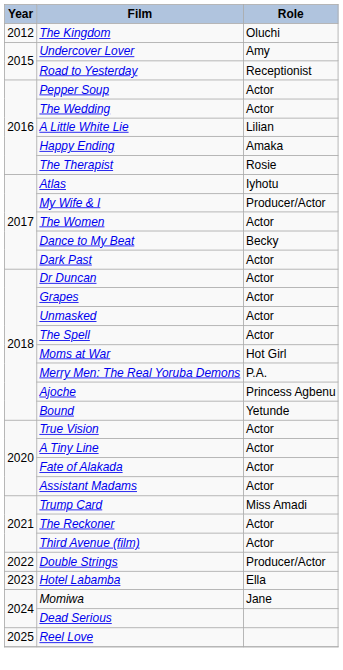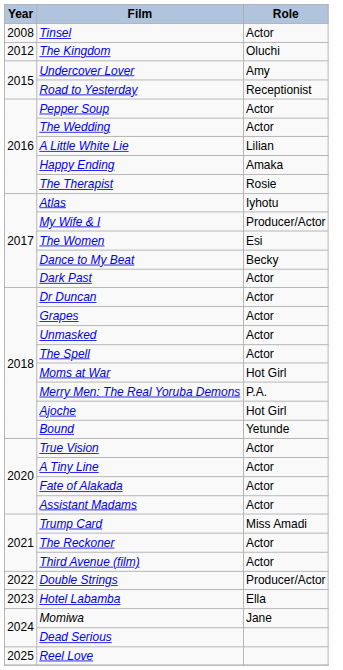+ row: (55, 33)
(260, 222) Actor -> (254, 241) Esi
(291, 392) Princess Agbenu -> (266, 411) Hot Girl
